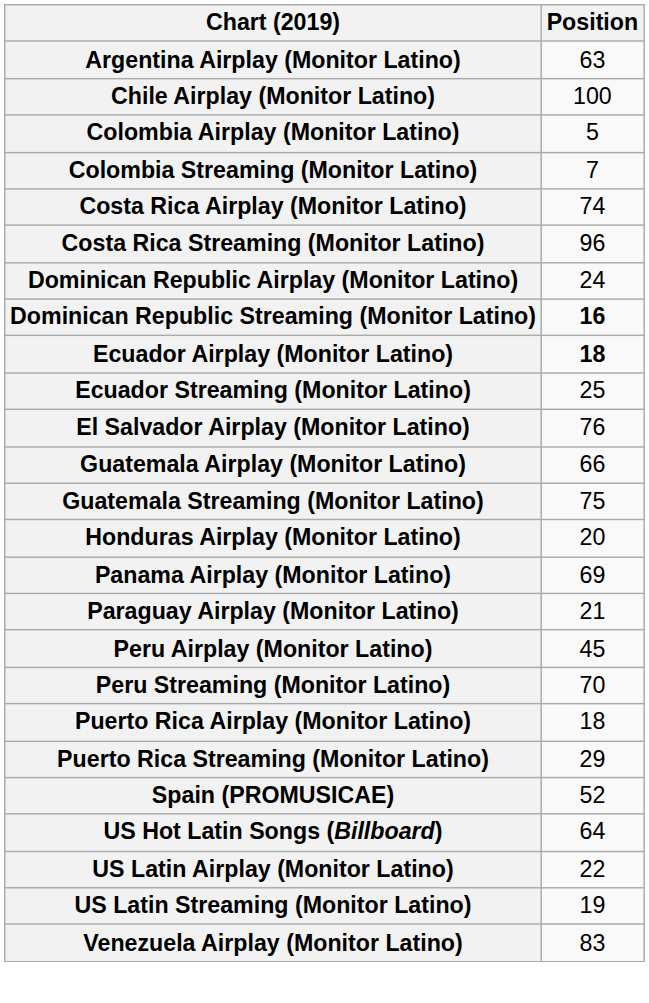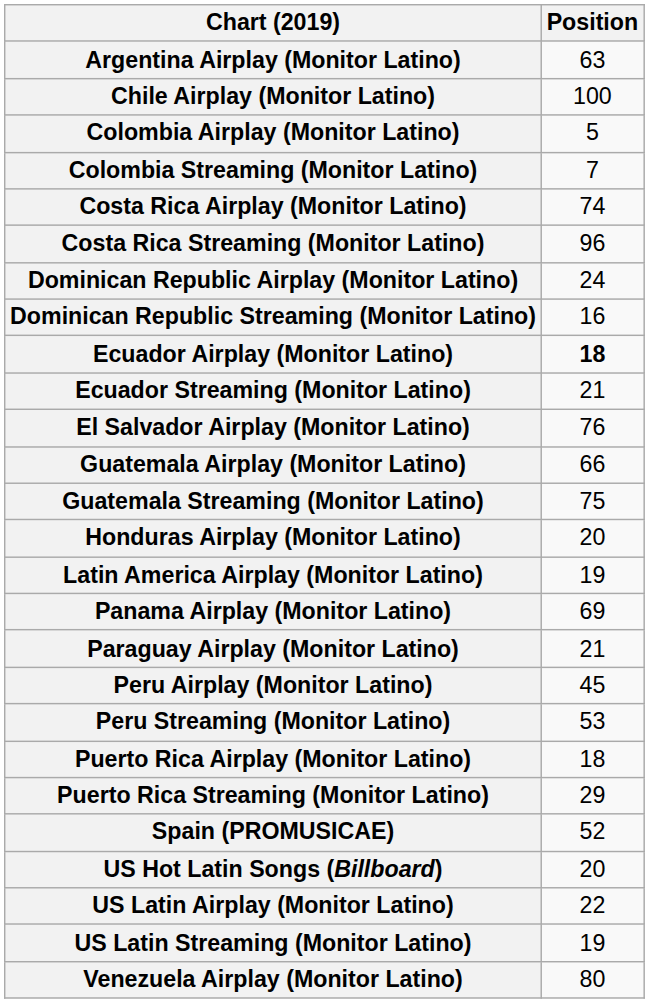(592, 317) bold -> (592, 317) normal
(592, 390) 25 -> (592, 390) 21
+ row: (273, 574)
(592, 685) 70 -> (592, 721) 53
(592, 832) 64 -> (592, 869) 20
(592, 942) 83 -> (592, 979) 80
